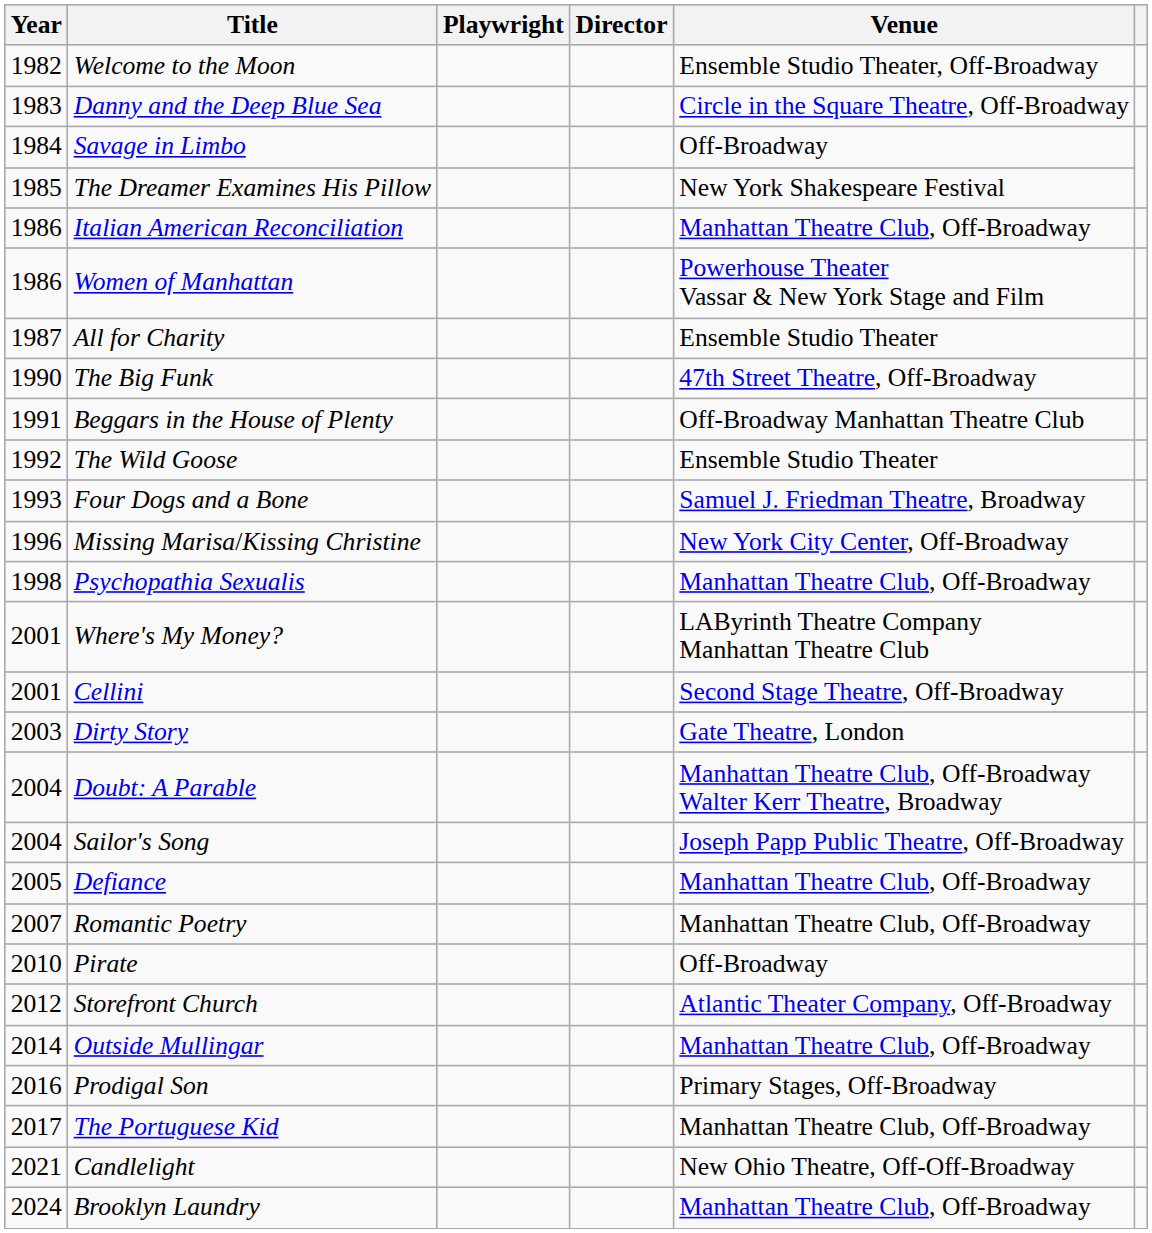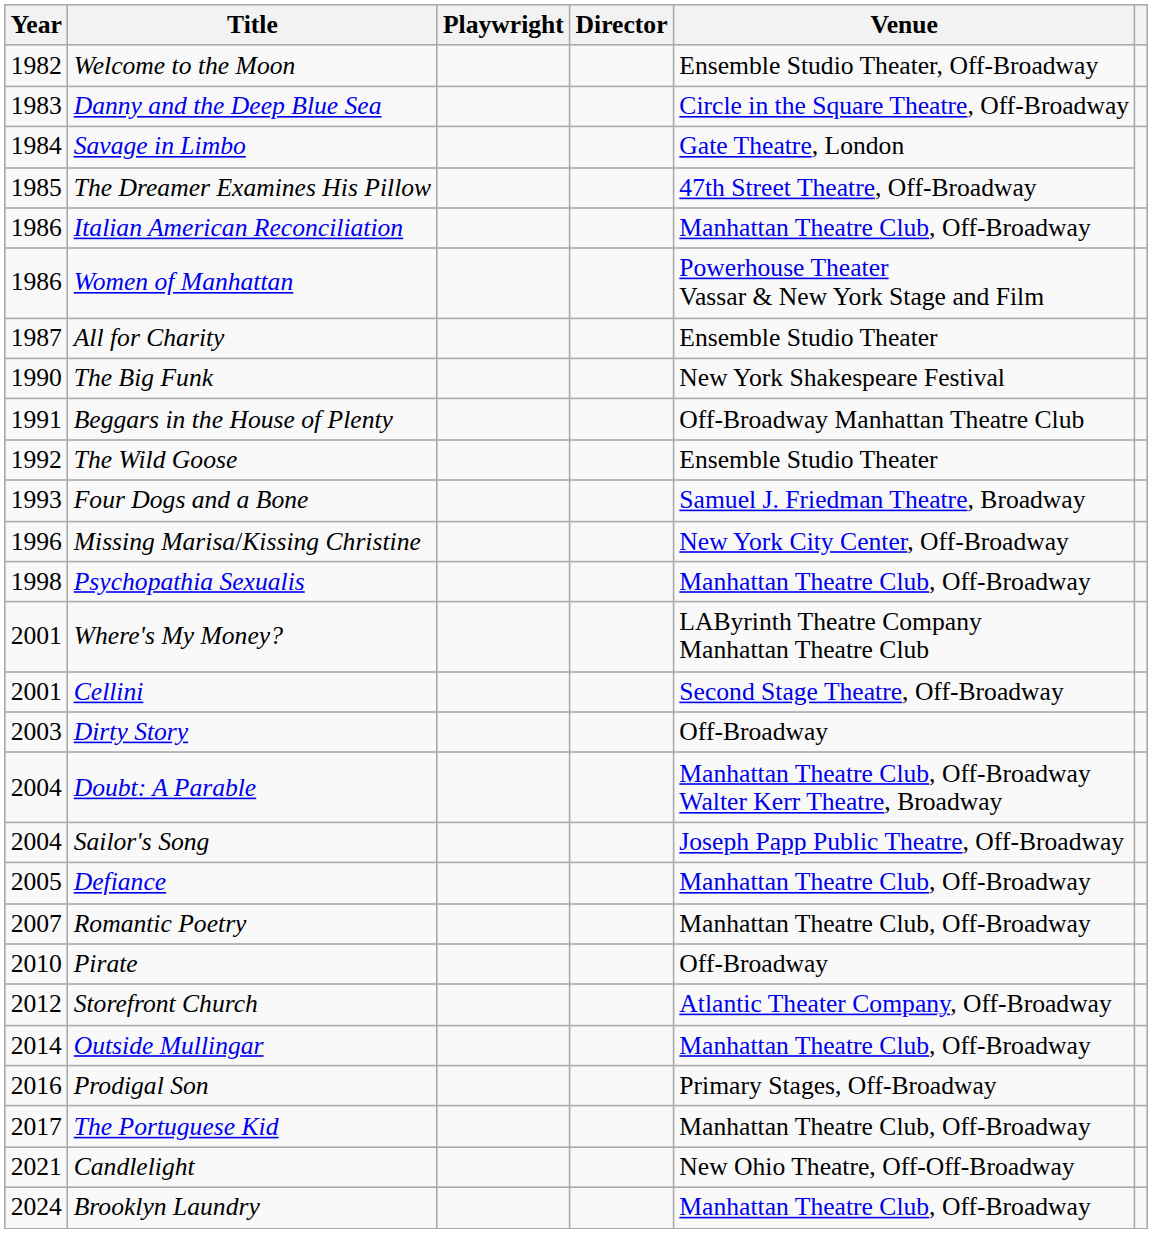(754, 146) Off-Broadway -> (792, 146) Gate Theatre, London
(842, 187) New York Shakespeare Festival -> (858, 187) 47th Street Theatre, Off-Broadway
(858, 378) 47th Street Theatre, Off-Broadway -> (842, 378) New York Shakespeare Festival
(792, 732) Gate Theatre, London -> (754, 732) Off-Broadway
